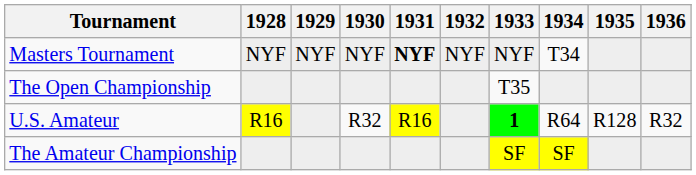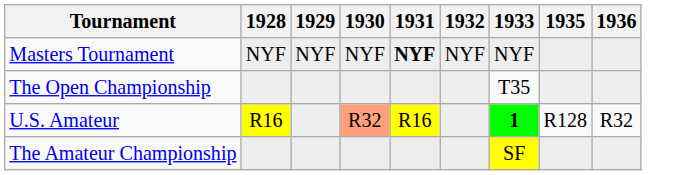- column: (564, 21)
(365, 120) no background -> (365, 120) lightsalmon background
